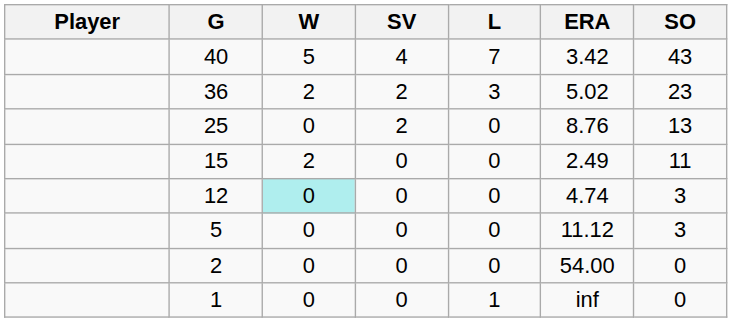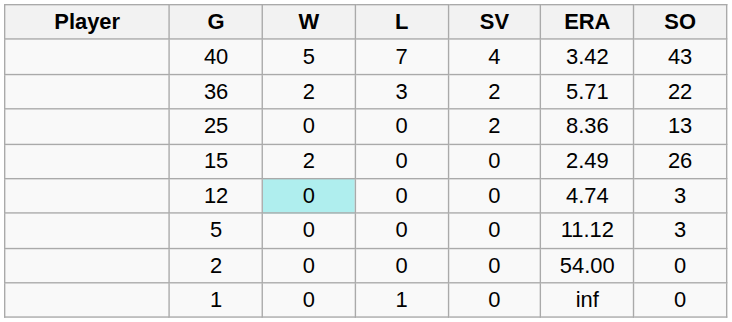columns swapped: (494, 21) <-> (402, 21)
(587, 91) 5.02 -> (587, 91) 5.71
(680, 91) 23 -> (680, 91) 22
(587, 126) 8.76 -> (587, 126) 8.36
(680, 160) 11 -> (680, 160) 26
